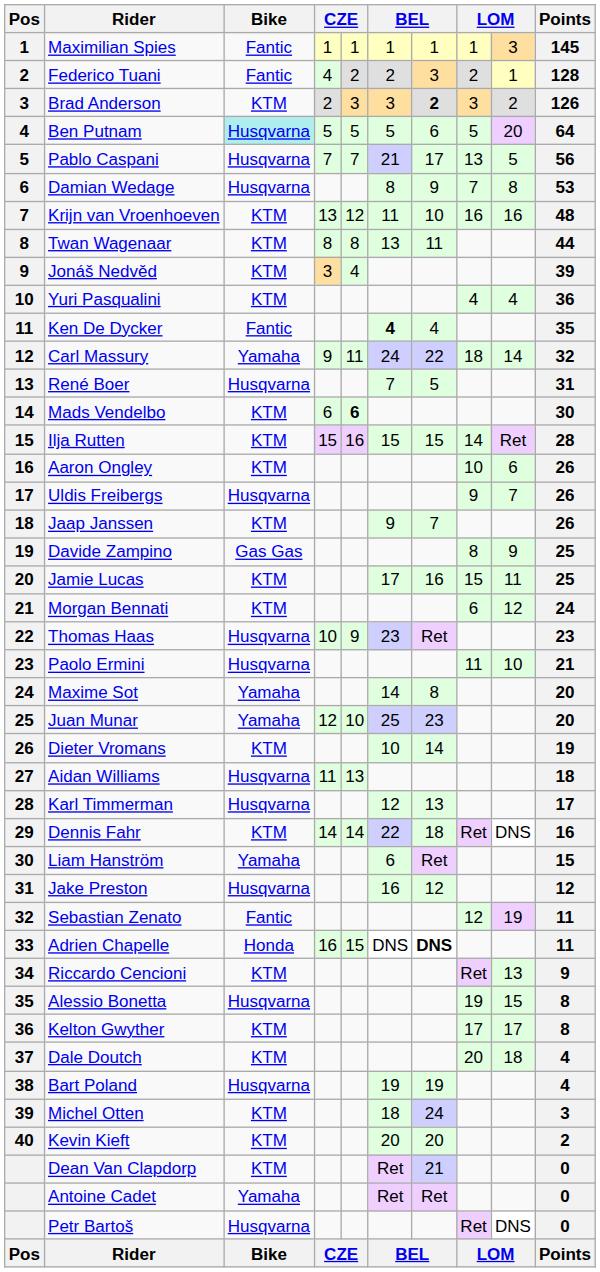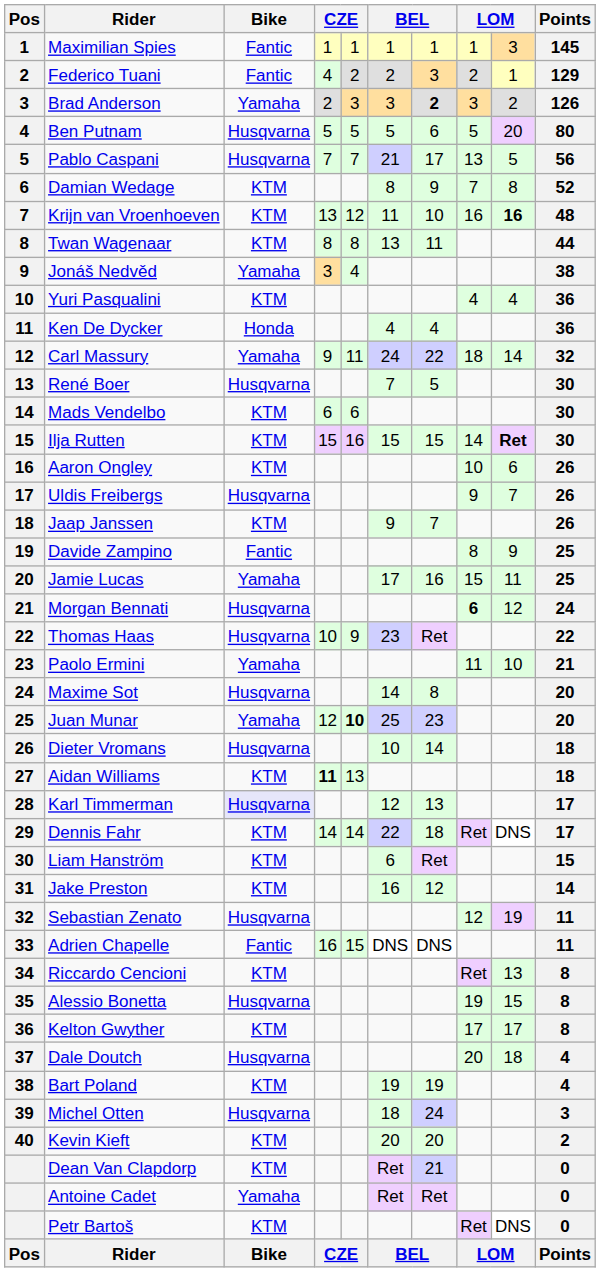(565, 75) 128 -> (565, 75) 129
(269, 103) KTM -> (269, 103) Yamaha
(269, 131) paleturquoise background -> (269, 131) no background
(565, 131) 64 -> (565, 131) 80
(269, 187) Husqvarna -> (269, 187) KTM
(565, 187) 53 -> (565, 187) 52
(513, 215) normal -> (513, 215) bold
(269, 271) KTM -> (269, 271) Yamaha
(565, 271) 39 -> (565, 271) 38
(269, 327) Fantic -> (269, 327) Honda
(390, 327) bold -> (390, 327) normal
(565, 327) 35 -> (565, 327) 36
(565, 383) 31 -> (565, 383) 30
(355, 411) bold -> (355, 411) normal
(513, 439) normal -> (513, 439) bold
(565, 439) 28 -> (565, 439) 30
(269, 552) Gas Gas -> (269, 552) Fantic
(269, 580) KTM -> (269, 580) Yamaha
(269, 608) KTM -> (269, 608) Husqvarna
(474, 608) normal -> (474, 608) bold
(565, 636) 23 -> (565, 636) 22
(269, 664) Husqvarna -> (269, 664) Yamaha
(269, 692) Yamaha -> (269, 692) Husqvarna
(355, 720) normal -> (355, 720) bold
(269, 748) KTM -> (269, 748) Husqvarna
(565, 748) 19 -> (565, 748) 18
(269, 776) Husqvarna -> (269, 776) KTM
(328, 776) normal -> (328, 776) bold
(269, 804) no background -> (269, 804) lavender background
(565, 832) 16 -> (565, 832) 17
(269, 860) Yamaha -> (269, 860) KTM
(269, 888) Husqvarna -> (269, 888) KTM
(565, 888) 12 -> (565, 888) 14
(269, 916) Fantic -> (269, 916) Husqvarna
(269, 944) Honda -> (269, 944) Fantic
(434, 944) bold -> (434, 944) normal
(565, 972) 9 -> (565, 972) 8
(269, 1057) KTM -> (269, 1057) Husqvarna
(269, 1085) Husqvarna -> (269, 1085) KTM
(269, 1113) KTM -> (269, 1113) Husqvarna
(269, 1225) Husqvarna -> (269, 1225) KTM
